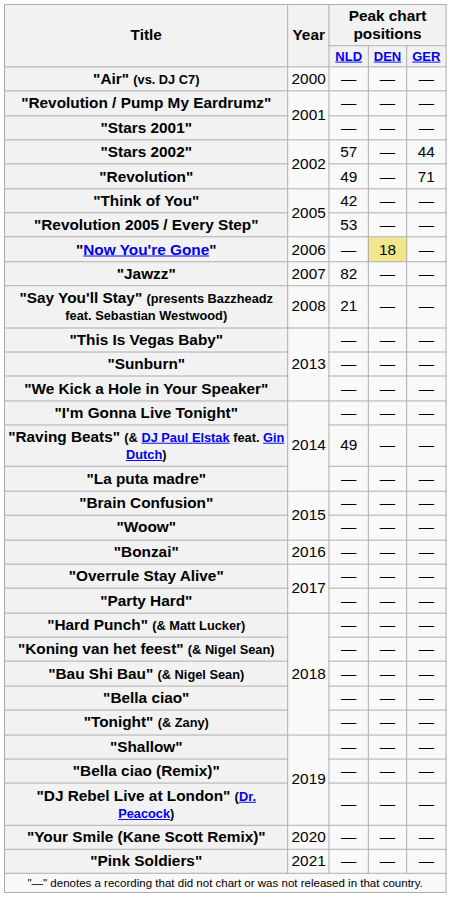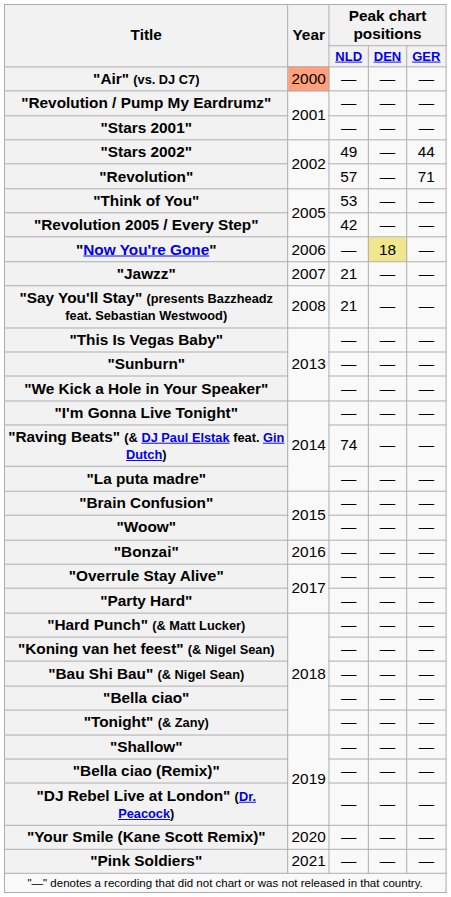(309, 78) no background -> (309, 78) lightsalmon background
(349, 151) 57 -> (349, 151) 49
(349, 176) 49 -> (349, 176) 57
(349, 200) 42 -> (349, 200) 53
(349, 225) 53 -> (349, 225) 42
(349, 273) 82 -> (349, 273) 21
(349, 445) 49 -> (349, 445) 74
